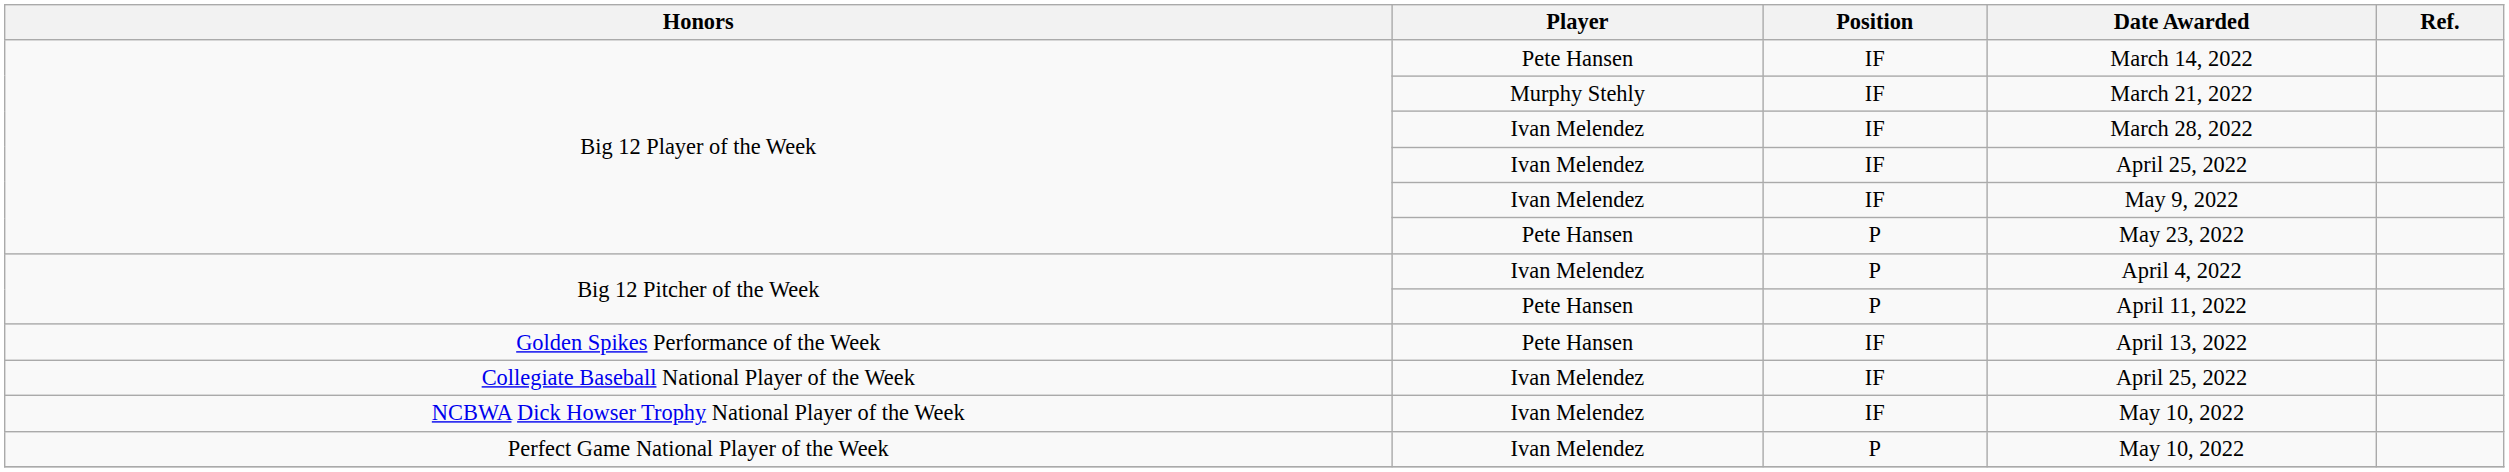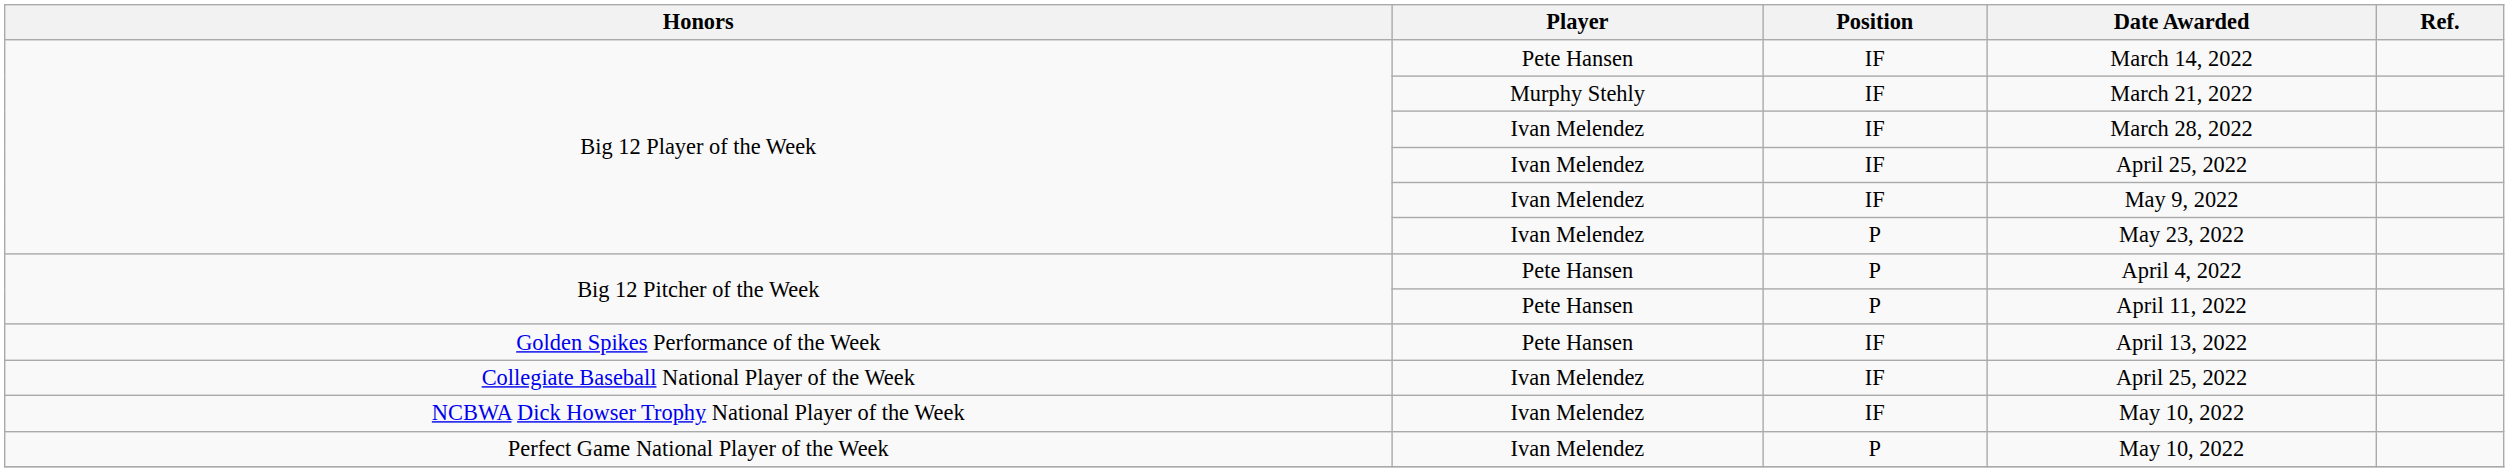(1577, 235) Pete Hansen -> (1577, 235) Ivan Melendez
(1577, 270) Ivan Melendez -> (1577, 270) Pete Hansen
